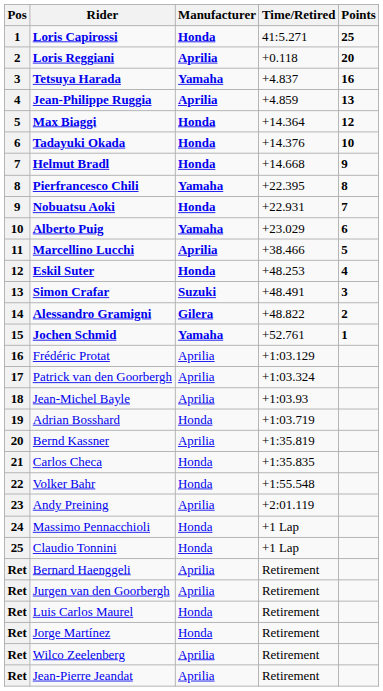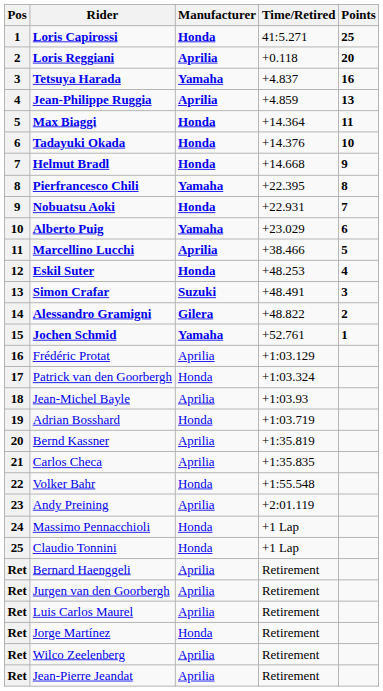(348, 121) 12 -> (347, 121) 11
(196, 377) Aprilia -> (195, 377) Honda
(195, 462) Honda -> (196, 462) Aprilia
(195, 611) Honda -> (196, 611) Aprilia
